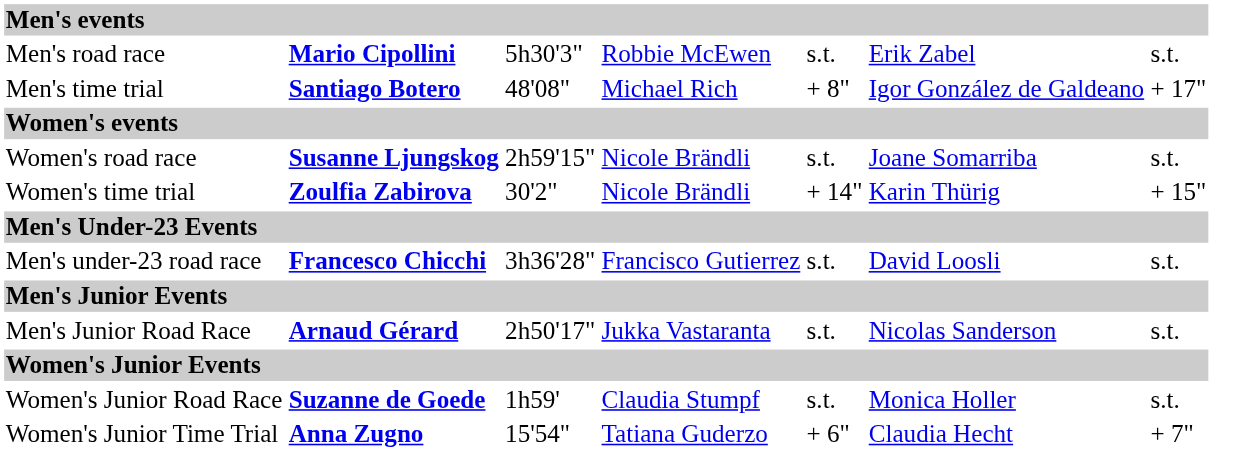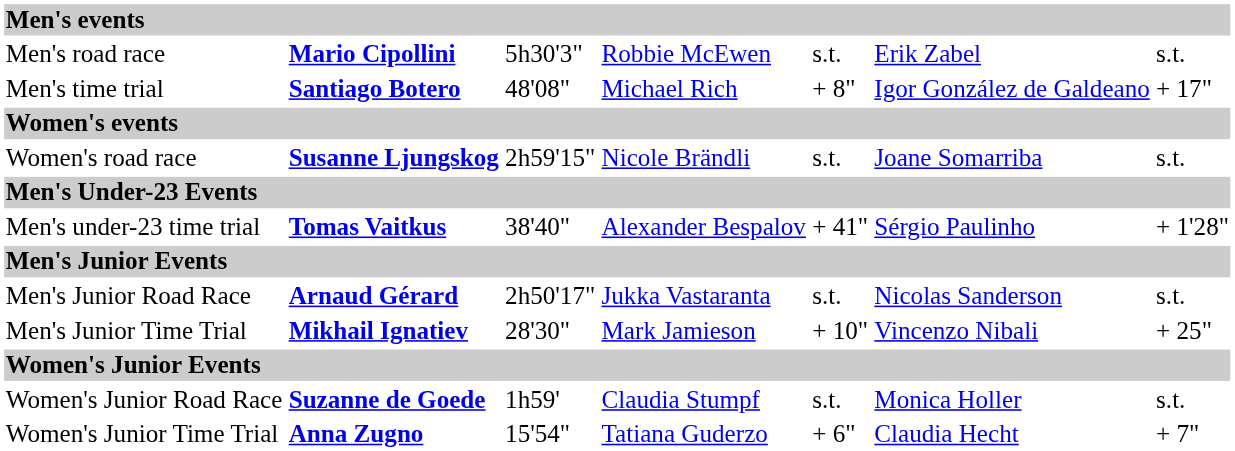- row: (100, 192)
- row: (134, 261)
+ row: (133, 226)
+ row: (126, 330)
